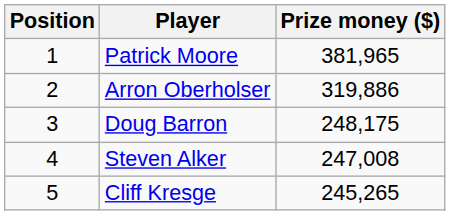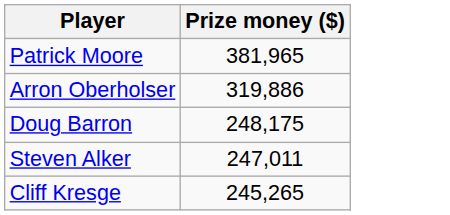- column: (52, 21)
(360, 158) 247,008 -> (265, 158) 247,011
